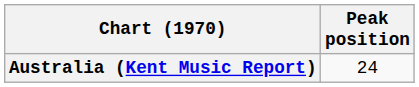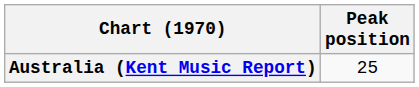(367, 68) 24 -> (367, 68) 25
